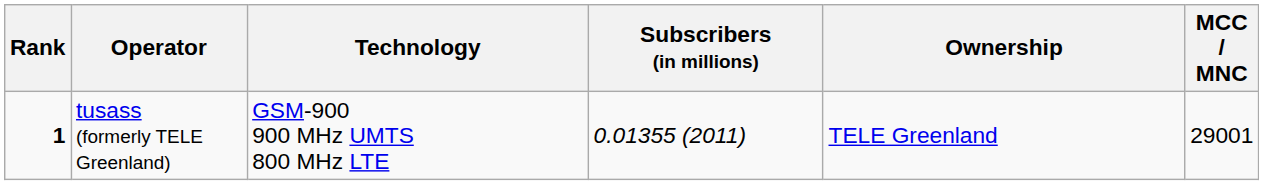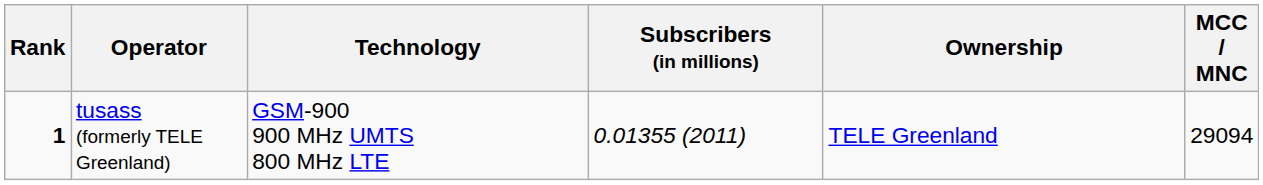(1222, 135) 29001 -> (1222, 135) 29094
